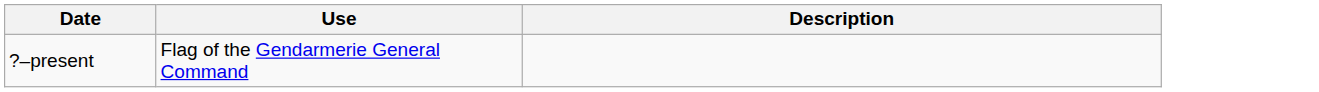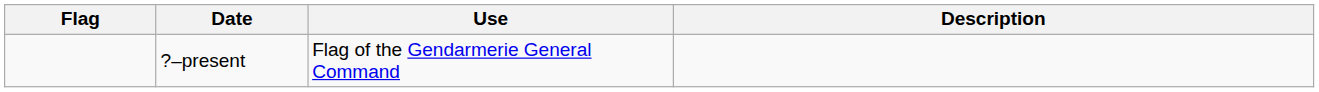+ column: (80, 19)
